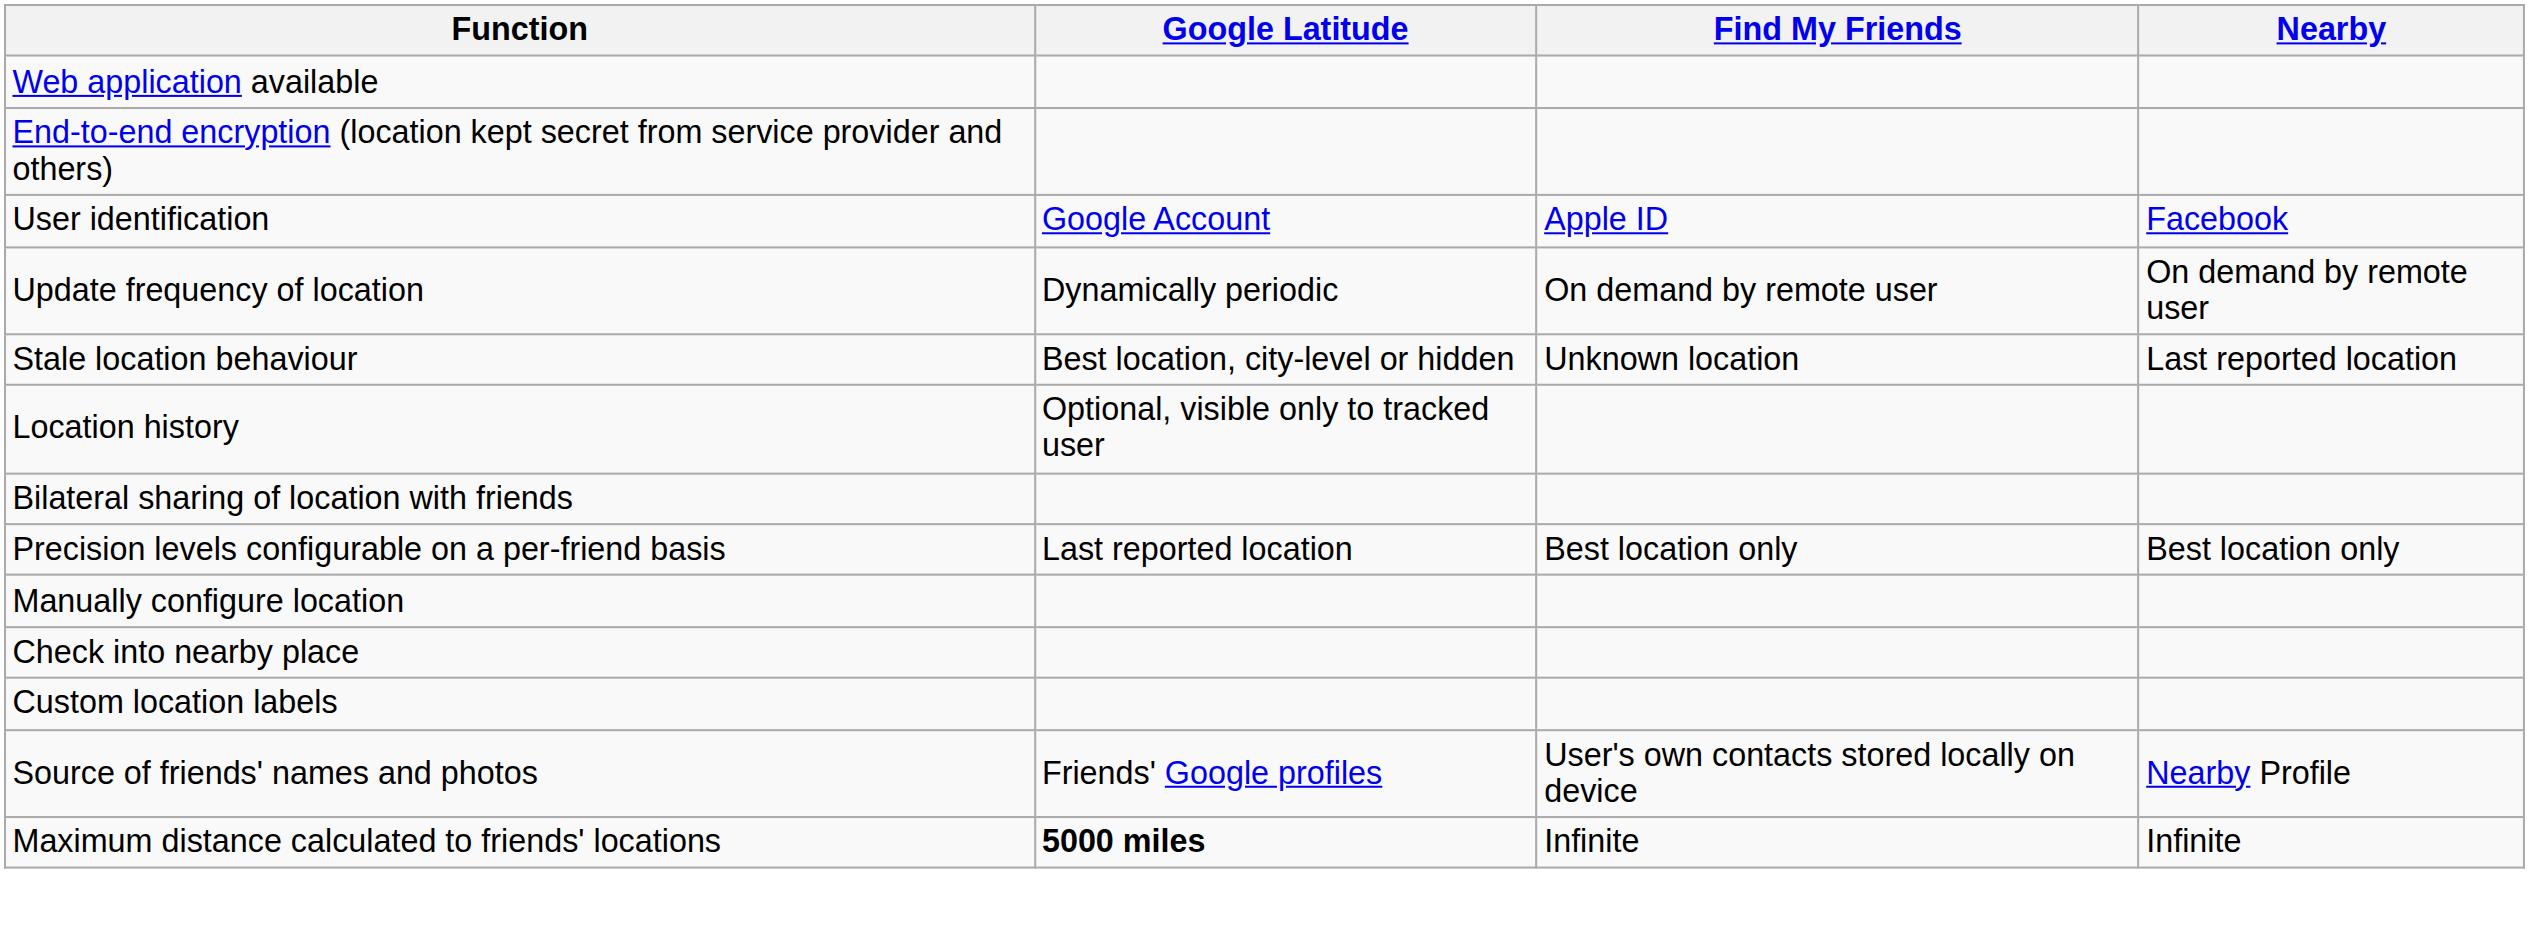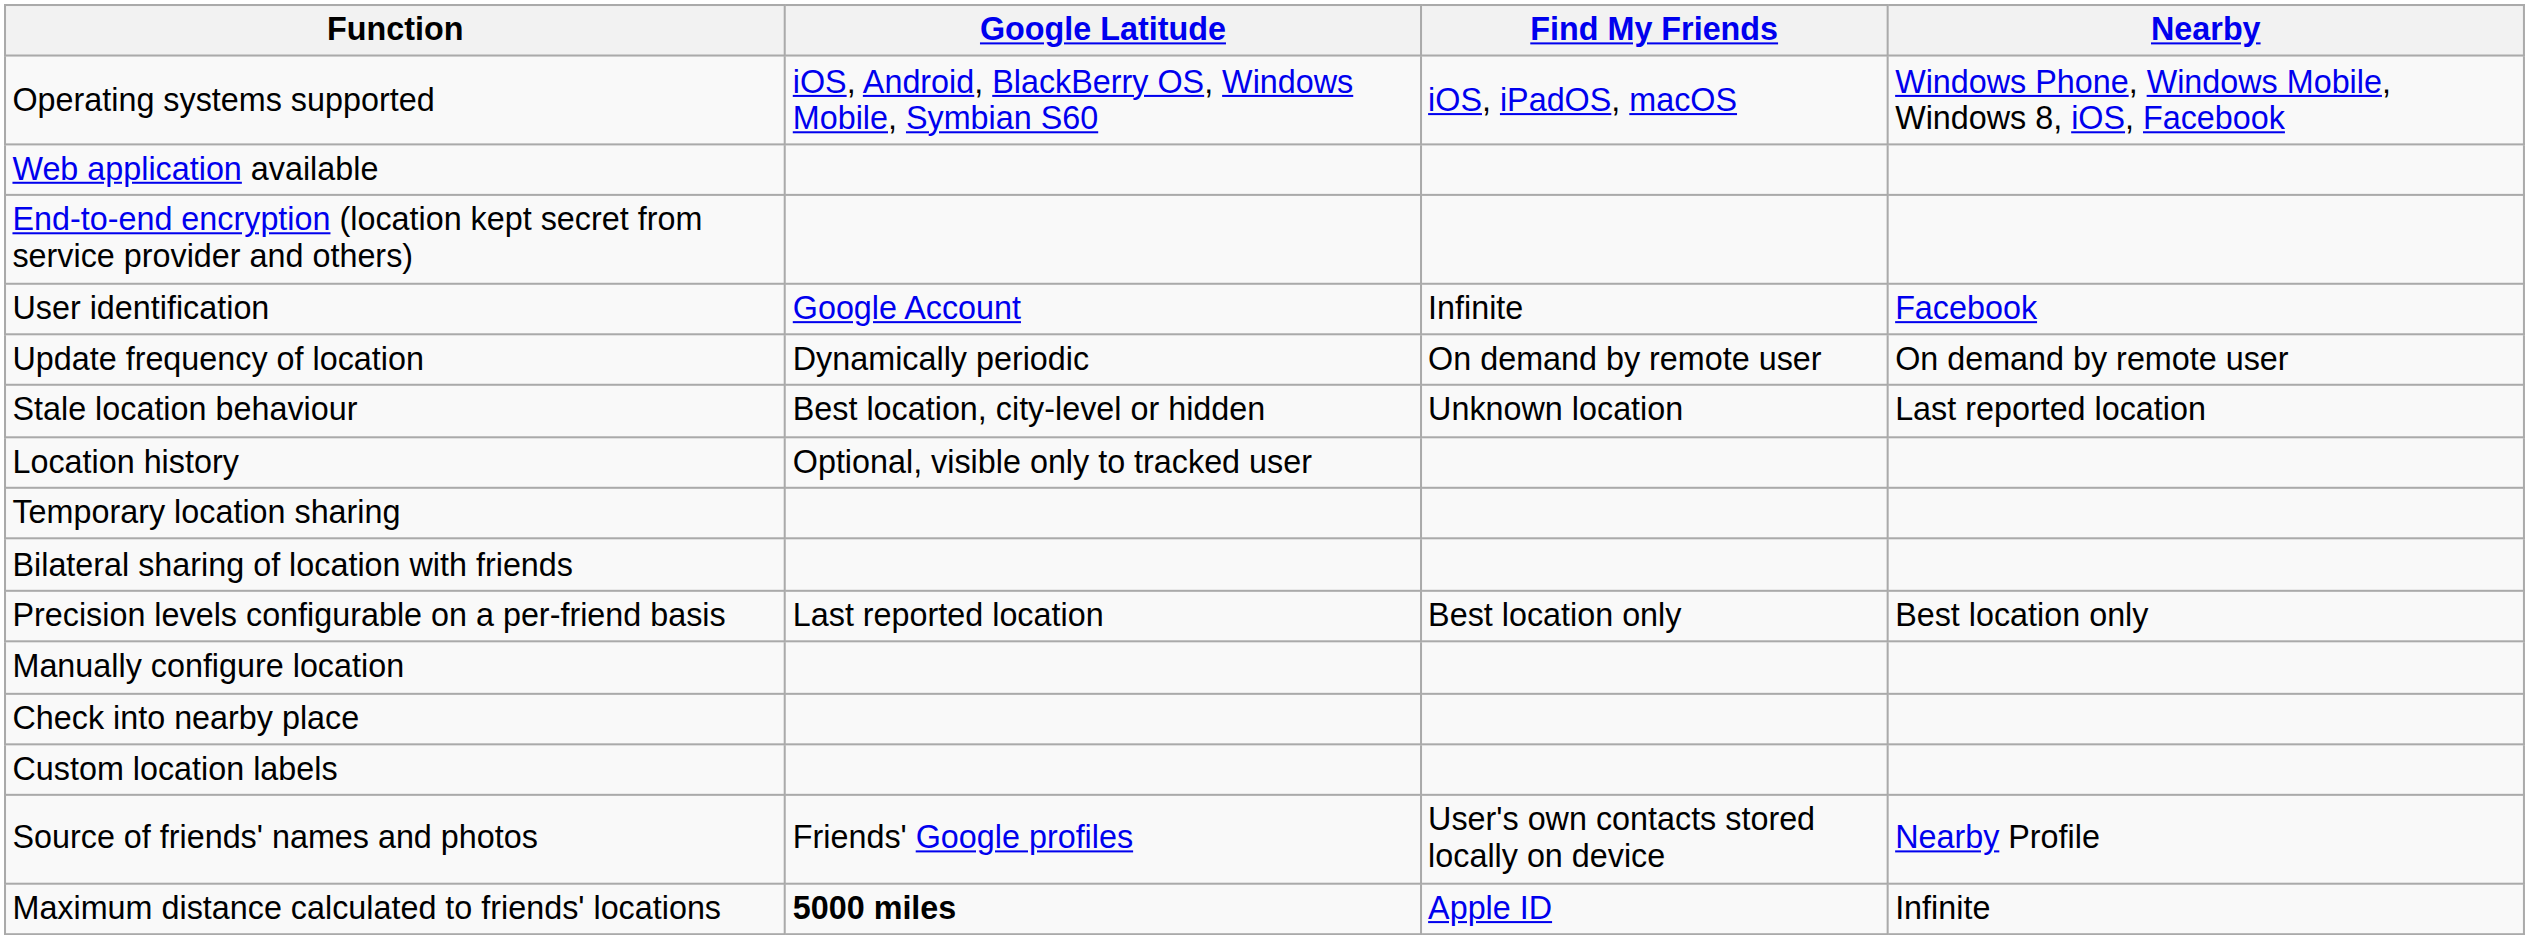+ row: (224, 99)
(1606, 220) Apple ID -> (1476, 307) Infinite
+ row: (206, 512)
(1592, 841) Infinite -> (1490, 908) Apple ID
